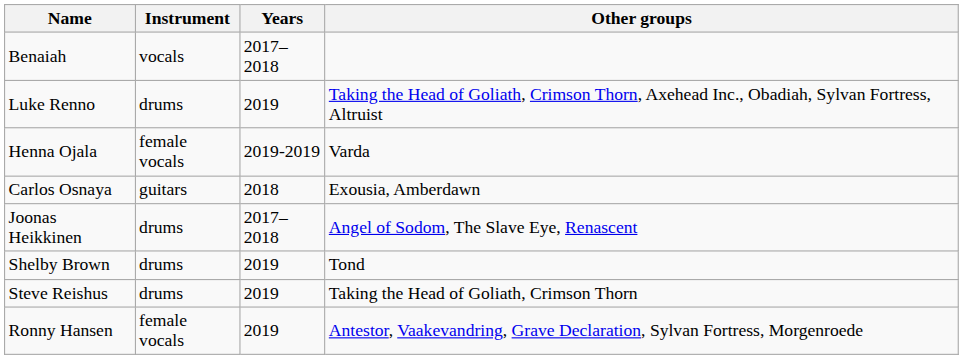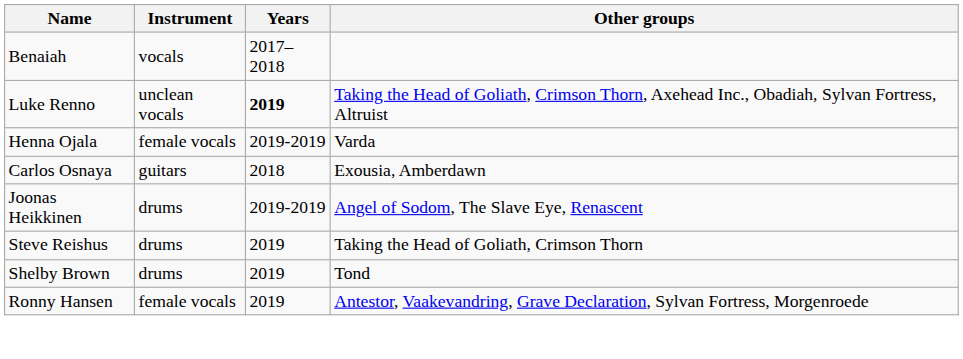(161, 103) drums -> (166, 103) unclean vocals
(261, 103) normal -> (267, 103) bold
(266, 227) 2017–2018 -> (288, 207) 2019-2019
rows swapped: (59, 265) <-> (58, 293)
